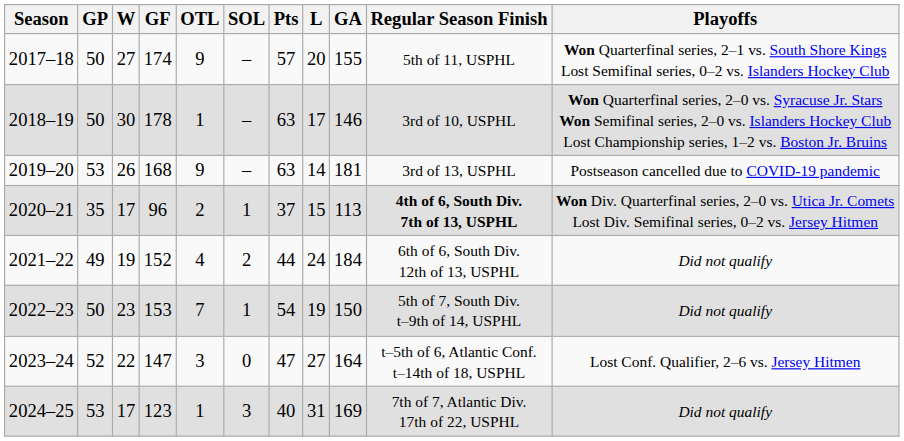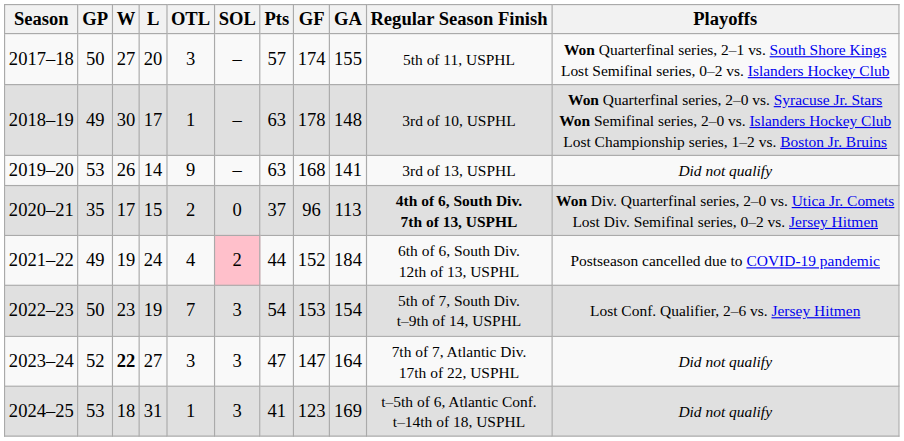columns swapped: (316, 19) <-> (158, 19)
(200, 59) 9 -> (191, 59) 3
(95, 119) 50 -> (95, 119) 49
(348, 119) 146 -> (348, 119) 148
(348, 170) 181 -> (348, 170) 141
(725, 171) Postseason cancelled due to COVID-19 pandemic -> (725, 171) Did not qualify
(247, 210) 1 -> (237, 210) 0
(247, 260) no background -> (237, 260) pink background
(725, 261) Did not qualify -> (725, 261) Postseason cancelled due to COVID-19 pandemic
(247, 310) 1 -> (237, 310) 3
(348, 310) 150 -> (348, 310) 154
(725, 311) Did not qualify -> (725, 311) Lost Conf. Qualifier, 2–6 vs. Jersey Hitmen
(126, 360) normal -> (126, 360) bold
(247, 360) 0 -> (237, 360) 3
(459, 362) t–5th of 6, Atlantic Conf. t–14th of 18, USPHL -> (459, 362) 7th of 7, Atlantic Div. 17th of 22, USPHL
(725, 362) Lost Conf. Qualifier, 2–6 vs. Jersey Hitmen -> (725, 362) Did not qualify
(126, 411) 17 -> (126, 411) 18
(286, 411) 40 -> (277, 411) 41
(459, 412) 7th of 7, Atlantic Div. 17th of 22, USPHL -> (459, 412) t–5th of 6, Atlantic Conf. t–14th of 18, USPHL
